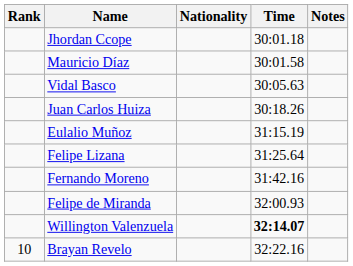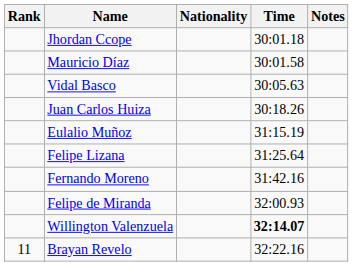(24, 249) 10 -> (24, 249) 11
